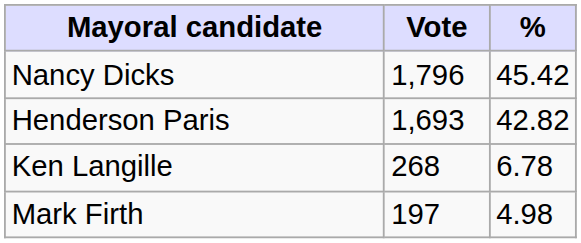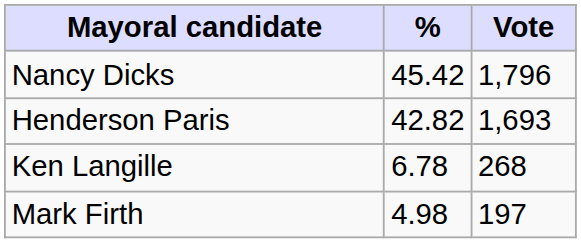columns swapped: (437, 27) <-> (533, 27)
